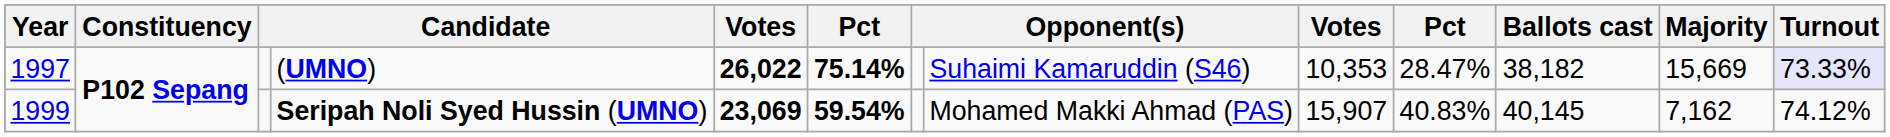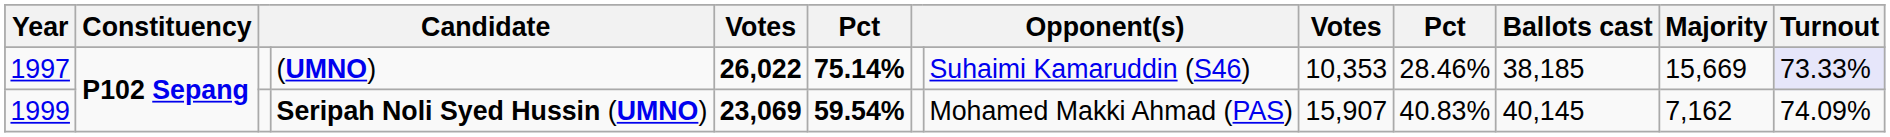(1445, 68) 28.47% -> (1445, 68) 28.46%
(1544, 68) 38,182 -> (1544, 68) 38,185
(1825, 111) 74.12% -> (1825, 111) 74.09%
